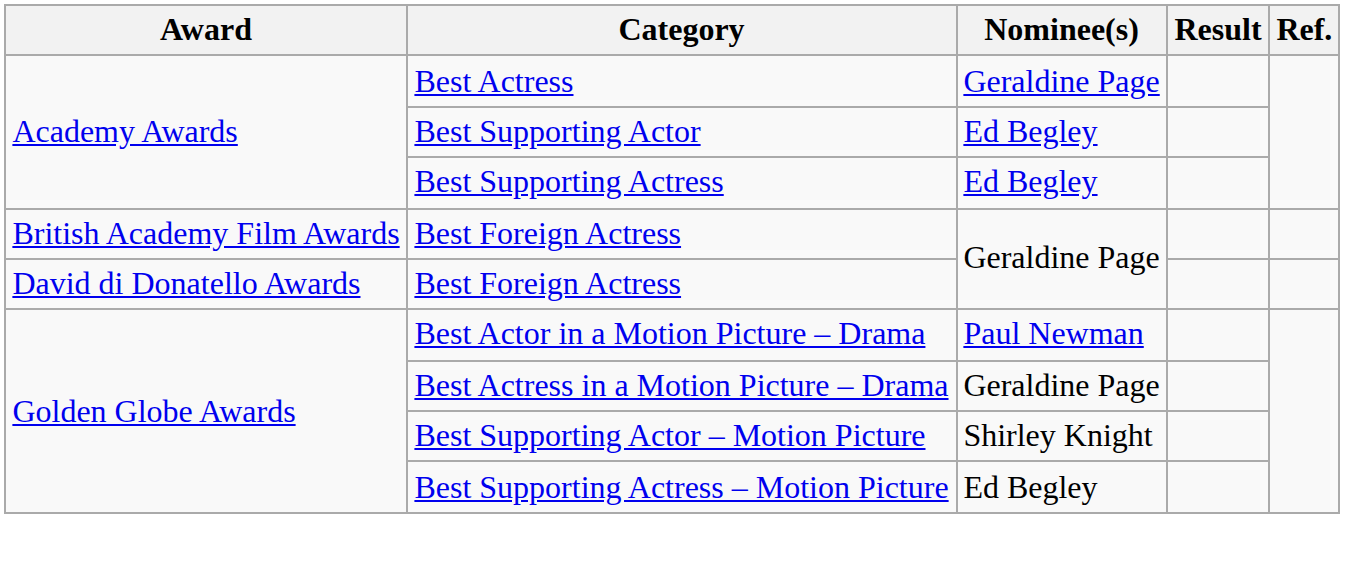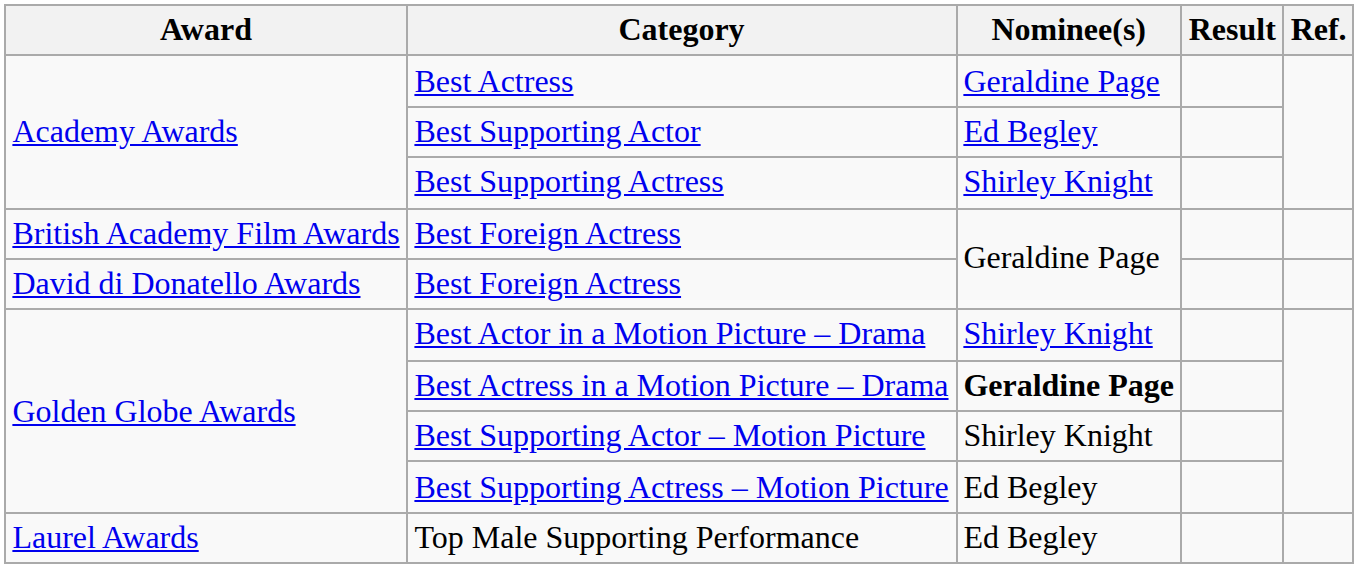(1030, 182) Ed Begley -> (1058, 182) Shirley Knight
(1054, 334) Paul Newman -> (1058, 334) Shirley Knight
(1062, 385) normal -> (1069, 385) bold
+ row: (106, 537)
